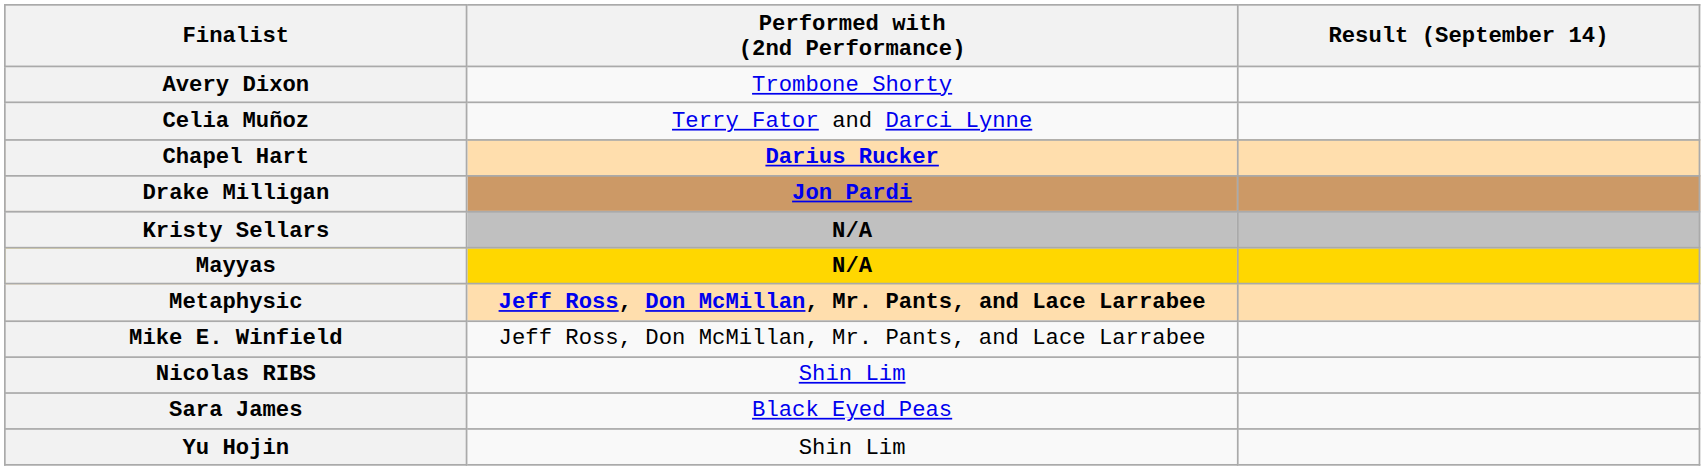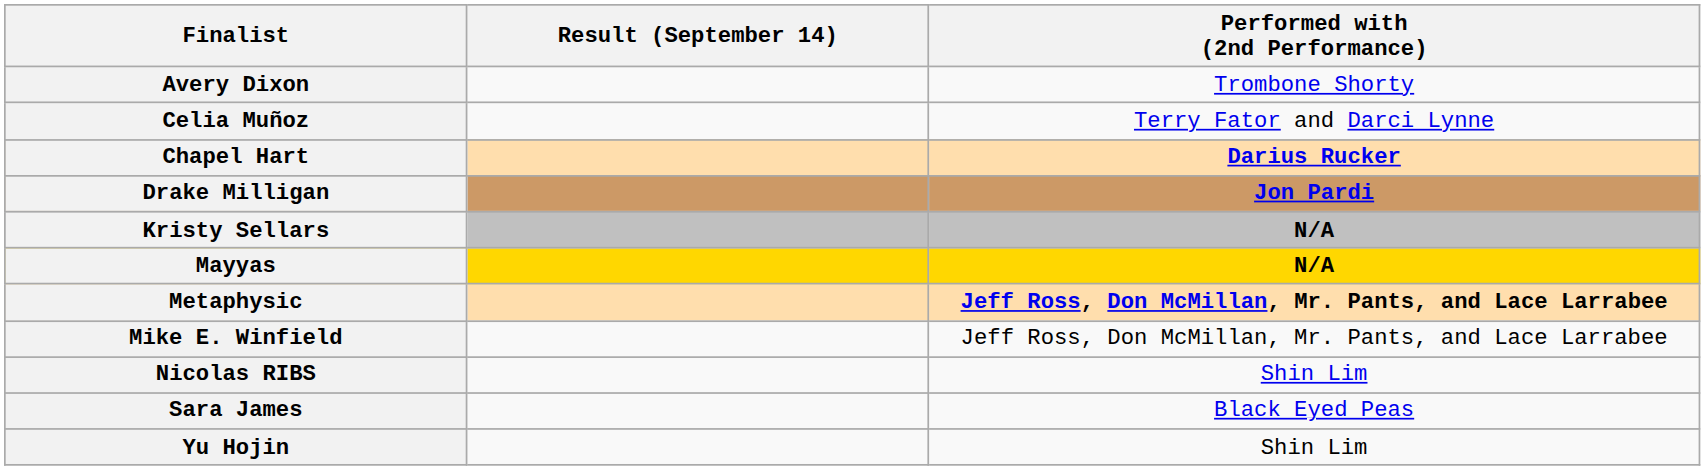columns swapped: (852, 36) <-> (1468, 36)
